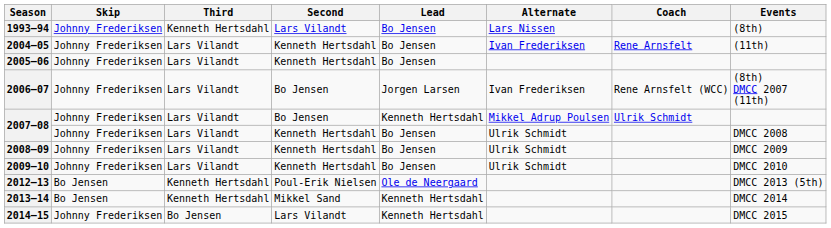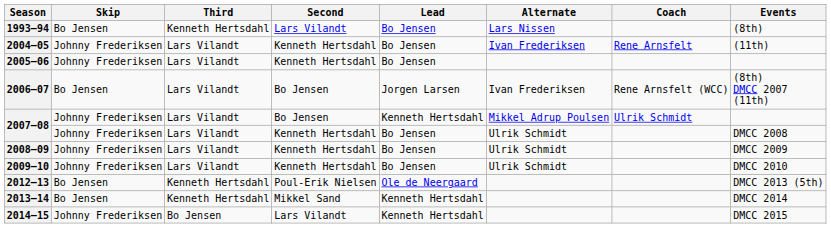(108, 29) Johnny Frederiksen -> (81, 29) Bo Jensen
(108, 89) Johnny Frederiksen -> (81, 89) Bo Jensen
